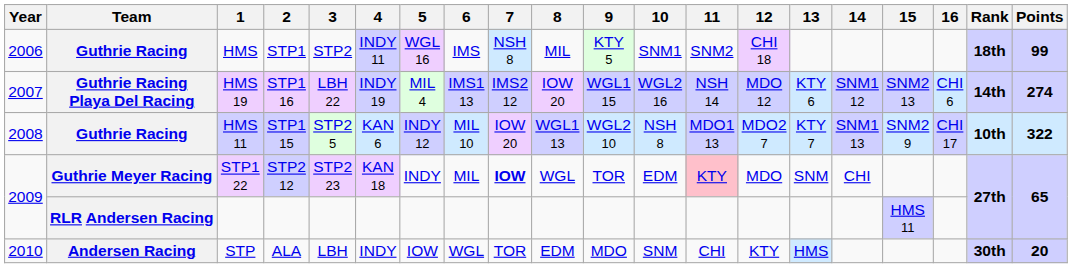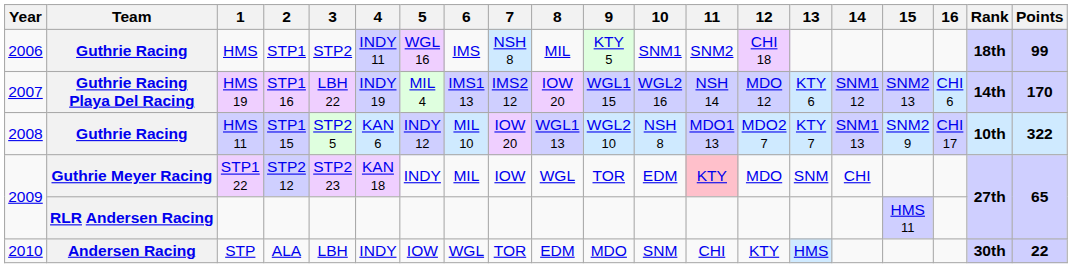(1040, 92) 274 -> (1040, 92) 170
(510, 176) bold -> (510, 176) normal
(1040, 251) 20 -> (1040, 251) 22
